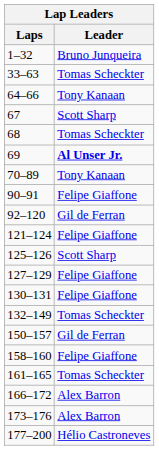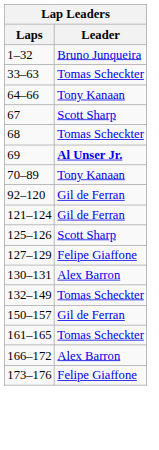- row: (23, 194)
(97, 235) Felipe Giaffone -> (91, 214) Gil de Ferran
(97, 295) Felipe Giaffone -> (89, 275) Alex Barron
- row: (29, 355)
(89, 415) Alex Barron -> (97, 375) Felipe Giaffone
- row: (29, 435)
